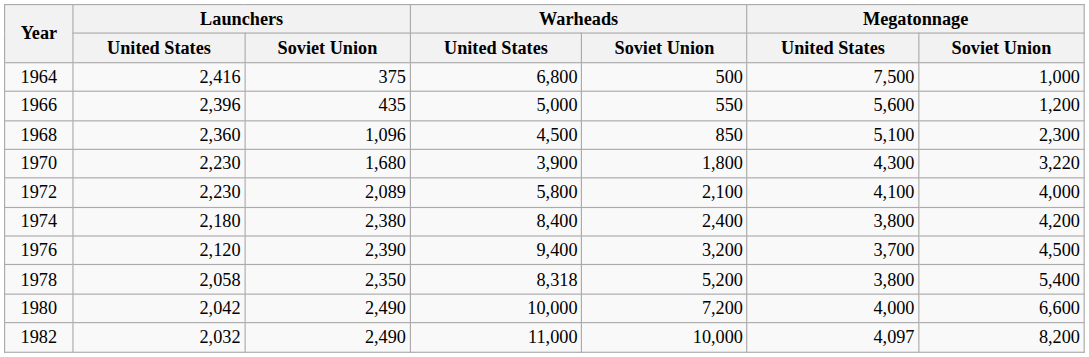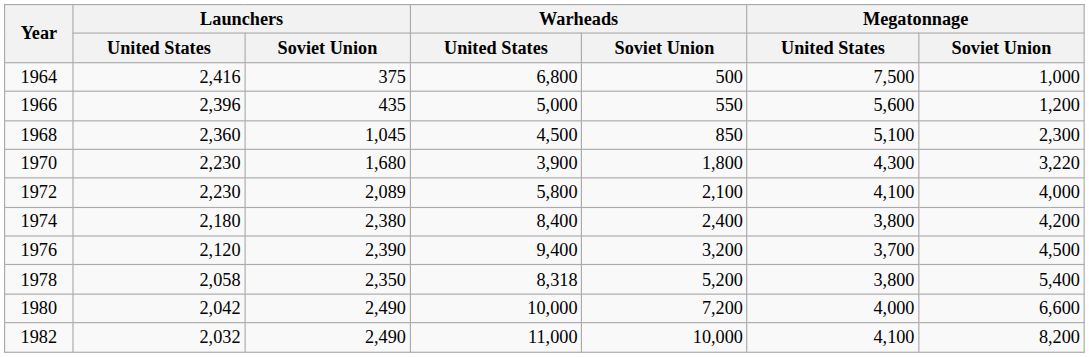(385, 134) 1,096 -> (385, 134) 1,045
(894, 337) 4,097 -> (894, 337) 4,100
